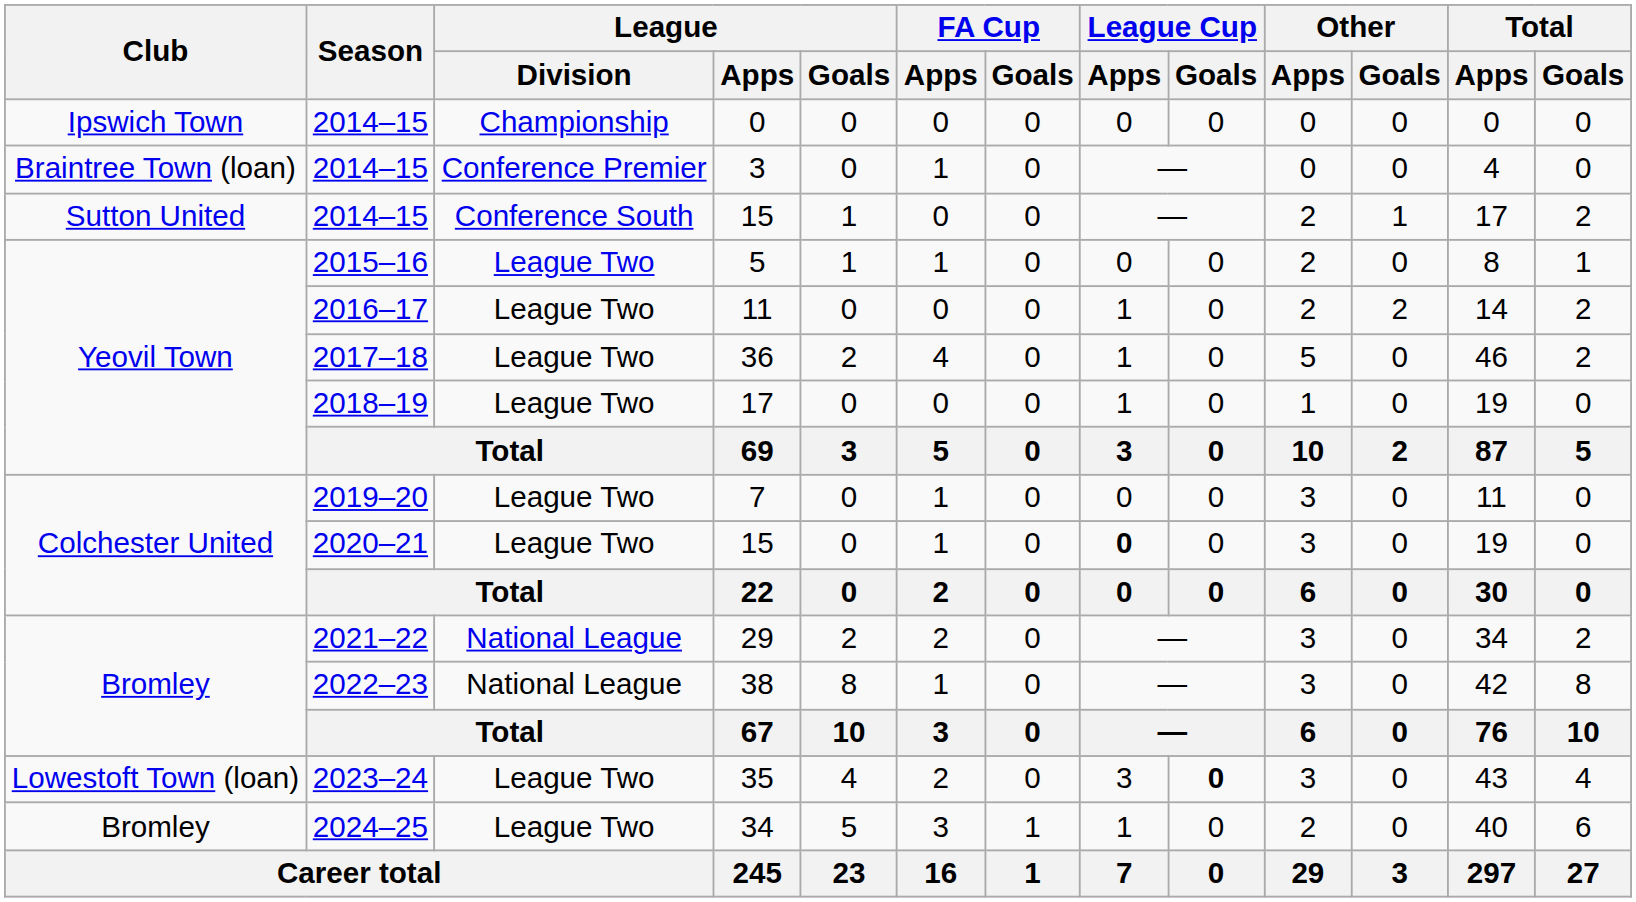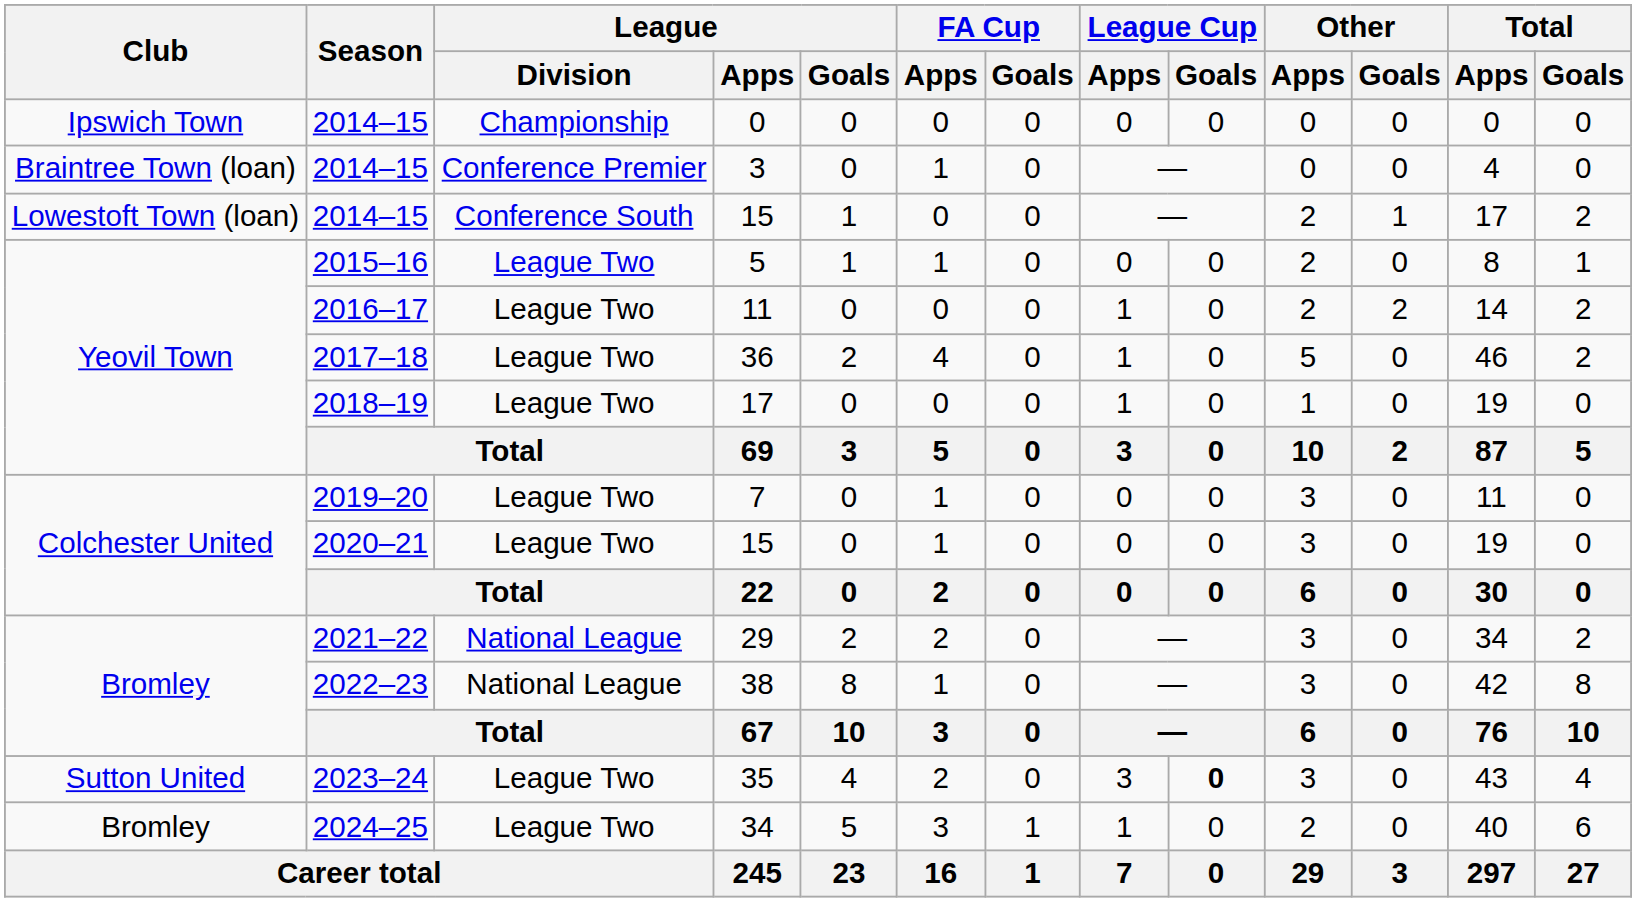(155, 215) Sutton United -> (155, 215) Lowestoft Town (loan)
(1124, 544) bold -> (1124, 544) normal
(155, 779) Lowestoft Town (loan) -> (155, 779) Sutton United
